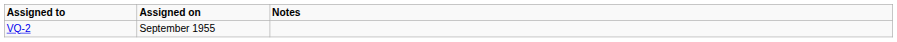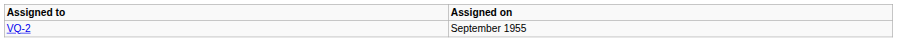- column: (286, 12)
